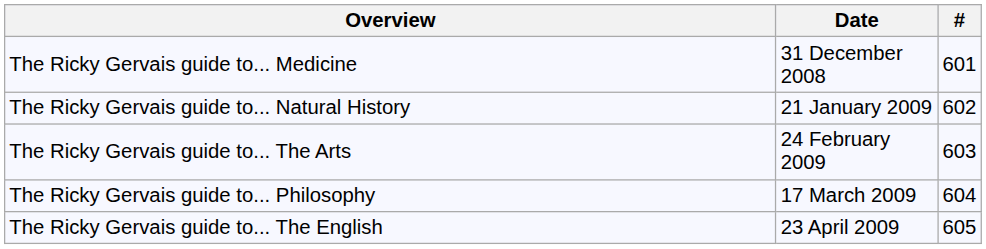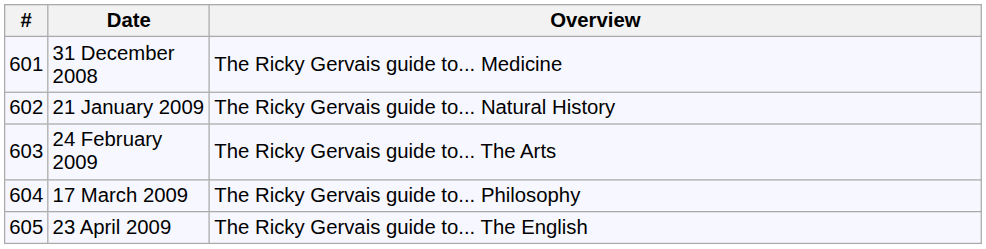columns swapped: (959, 20) <-> (390, 20)
